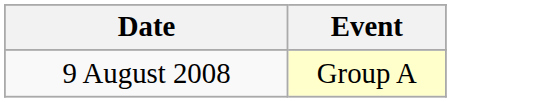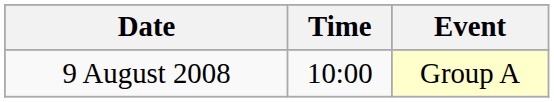+ column: (340, 27)
